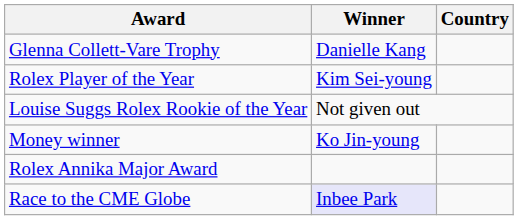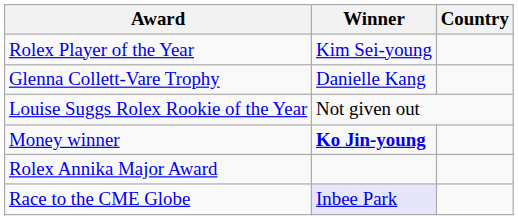rows swapped: (101, 79) <-> (114, 49)
(368, 139) normal -> (371, 139) bold
